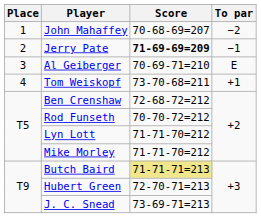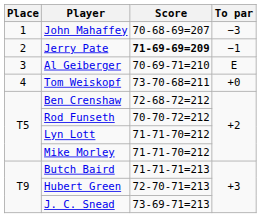(234, 30) −2 -> (234, 30) −3
(234, 83) +1 -> (234, 83) +0
(171, 169) khaki background -> (171, 169) no background
